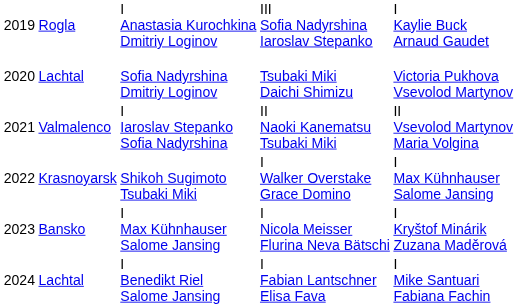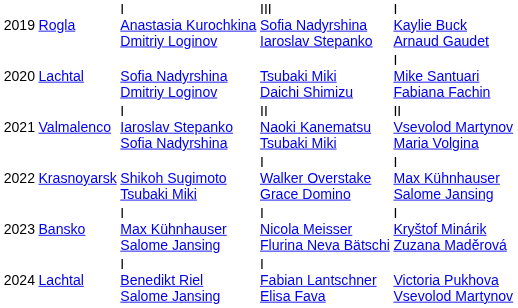(453, 84) Victoria Pukhova Vsevolod Martynov -> (442, 76) I Mike Santuari Fabiana Fachin
(442, 280) I Mike Santuari Fabiana Fachin -> (453, 288) Victoria Pukhova Vsevolod Martynov
